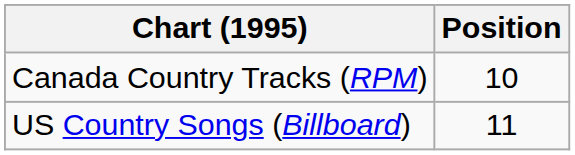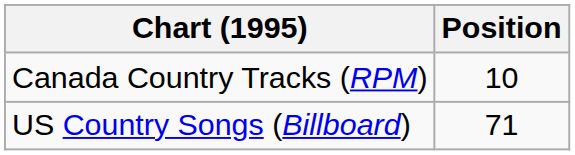(502, 125) 11 -> (502, 125) 71
